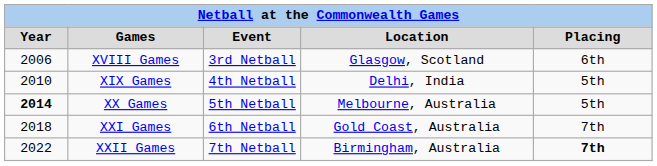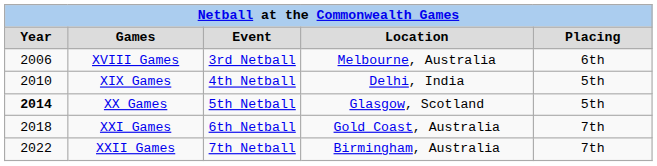(417, 60) Glasgow, Scotland -> (417, 60) Melbourne, Australia
(417, 104) Melbourne, Australia -> (417, 104) Glasgow, Scotland
(593, 149) bold -> (593, 149) normal
